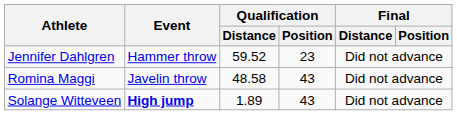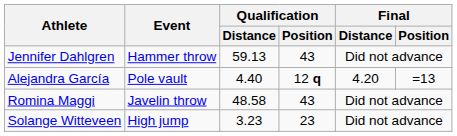(249, 57) 59.52 -> (249, 57) 59.13
(307, 57) 23 -> (307, 57) 43
+ row: (58, 79)
(161, 100) bold -> (158, 121) normal
(249, 100) 1.89 -> (249, 121) 3.23
(307, 100) 43 -> (307, 121) 23
